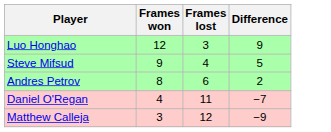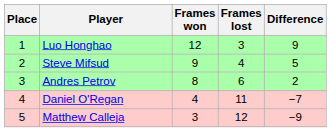+ column: (22, 20)
